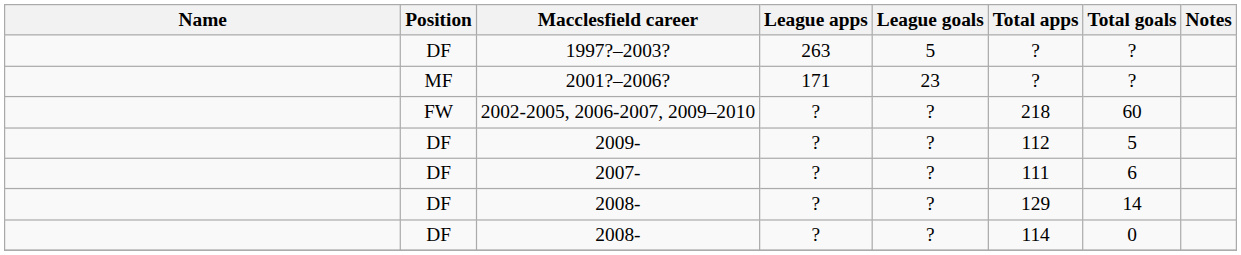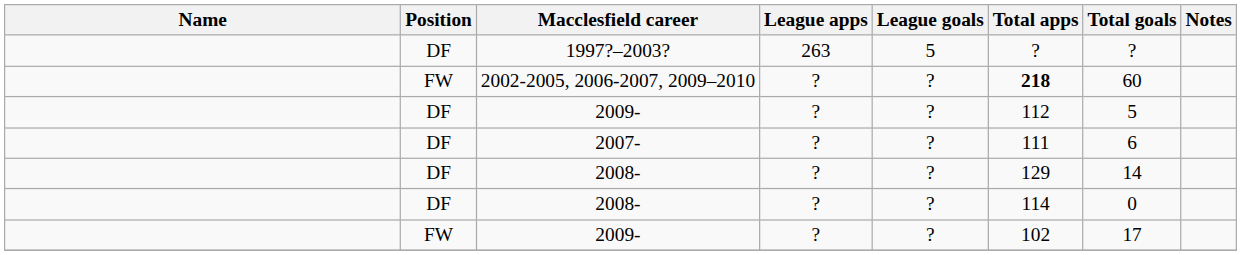- row: (439, 81)
(1036, 111) normal -> (1036, 81) bold
+ row: (439, 234)
